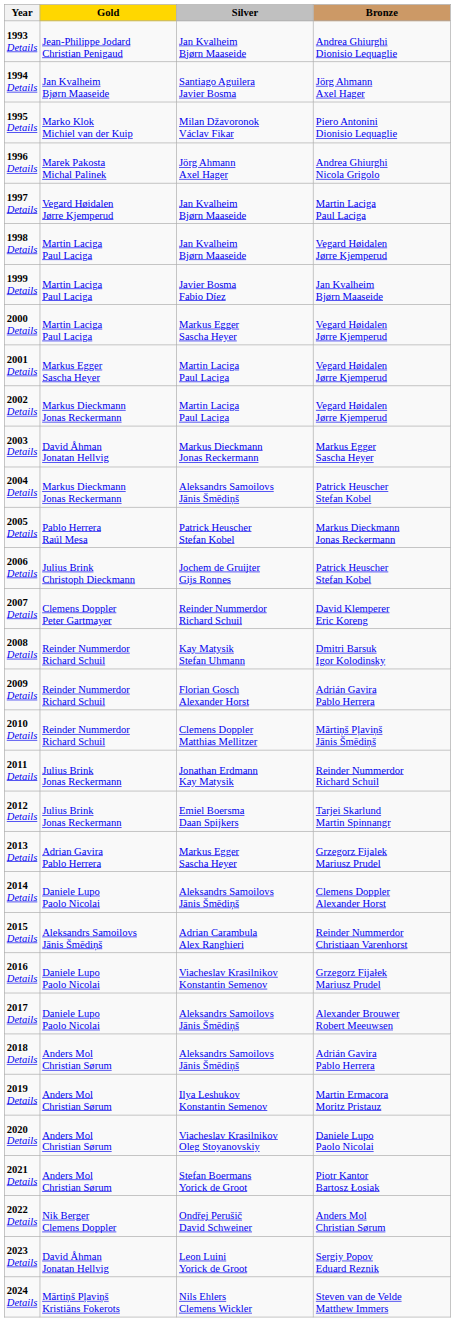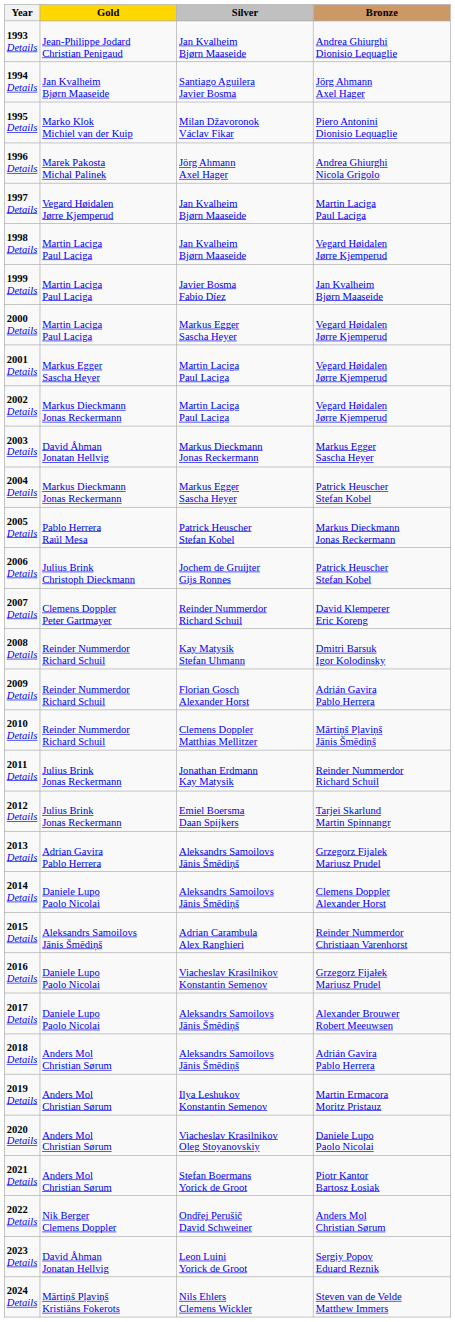(226, 493) Aleksandrs Samoilovs Jānis Šmēdiņš -> (209, 493) Markus Egger Sascha Heyer
(209, 857) Markus Egger Sascha Heyer -> (226, 857) Aleksandrs Samoilovs Jānis Šmēdiņš
